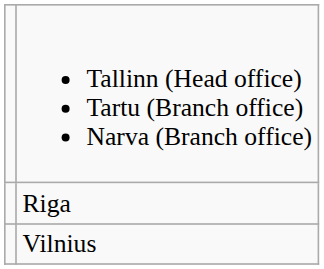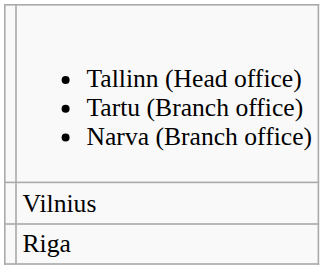rows swapped: (47, 203) <-> (59, 243)
